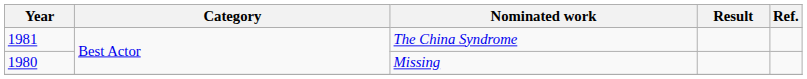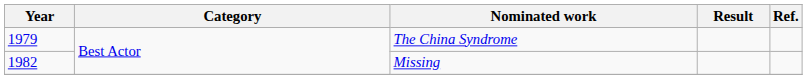(23, 39) 1981 -> (23, 39) 1979
(23, 62) 1980 -> (23, 62) 1982
